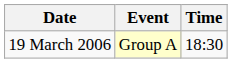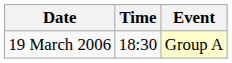columns swapped: (204, 17) <-> (148, 17)
